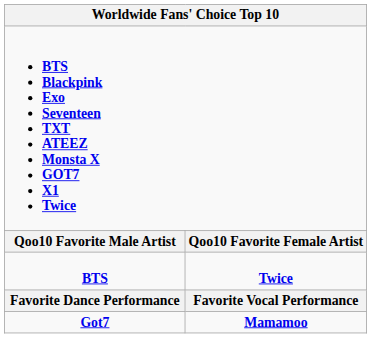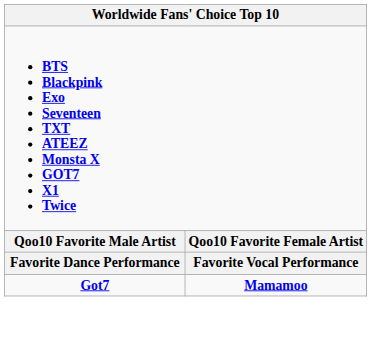- row: (95, 278)
